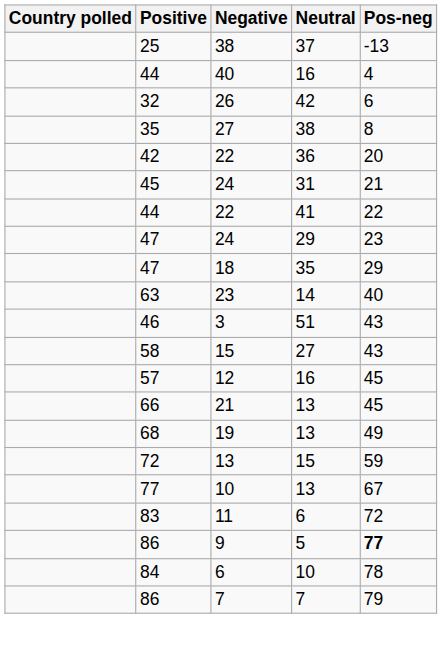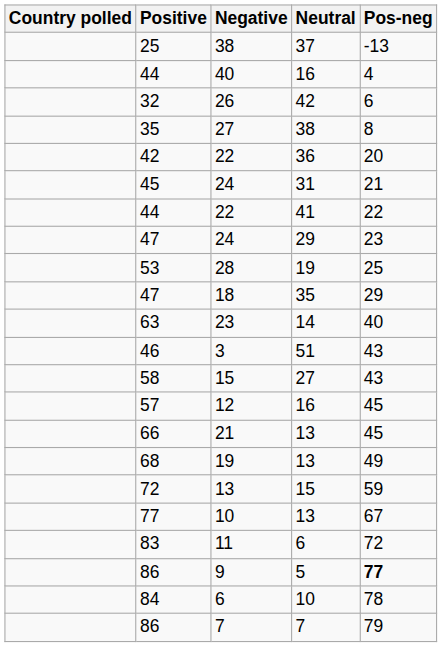+ row: (150, 267)
